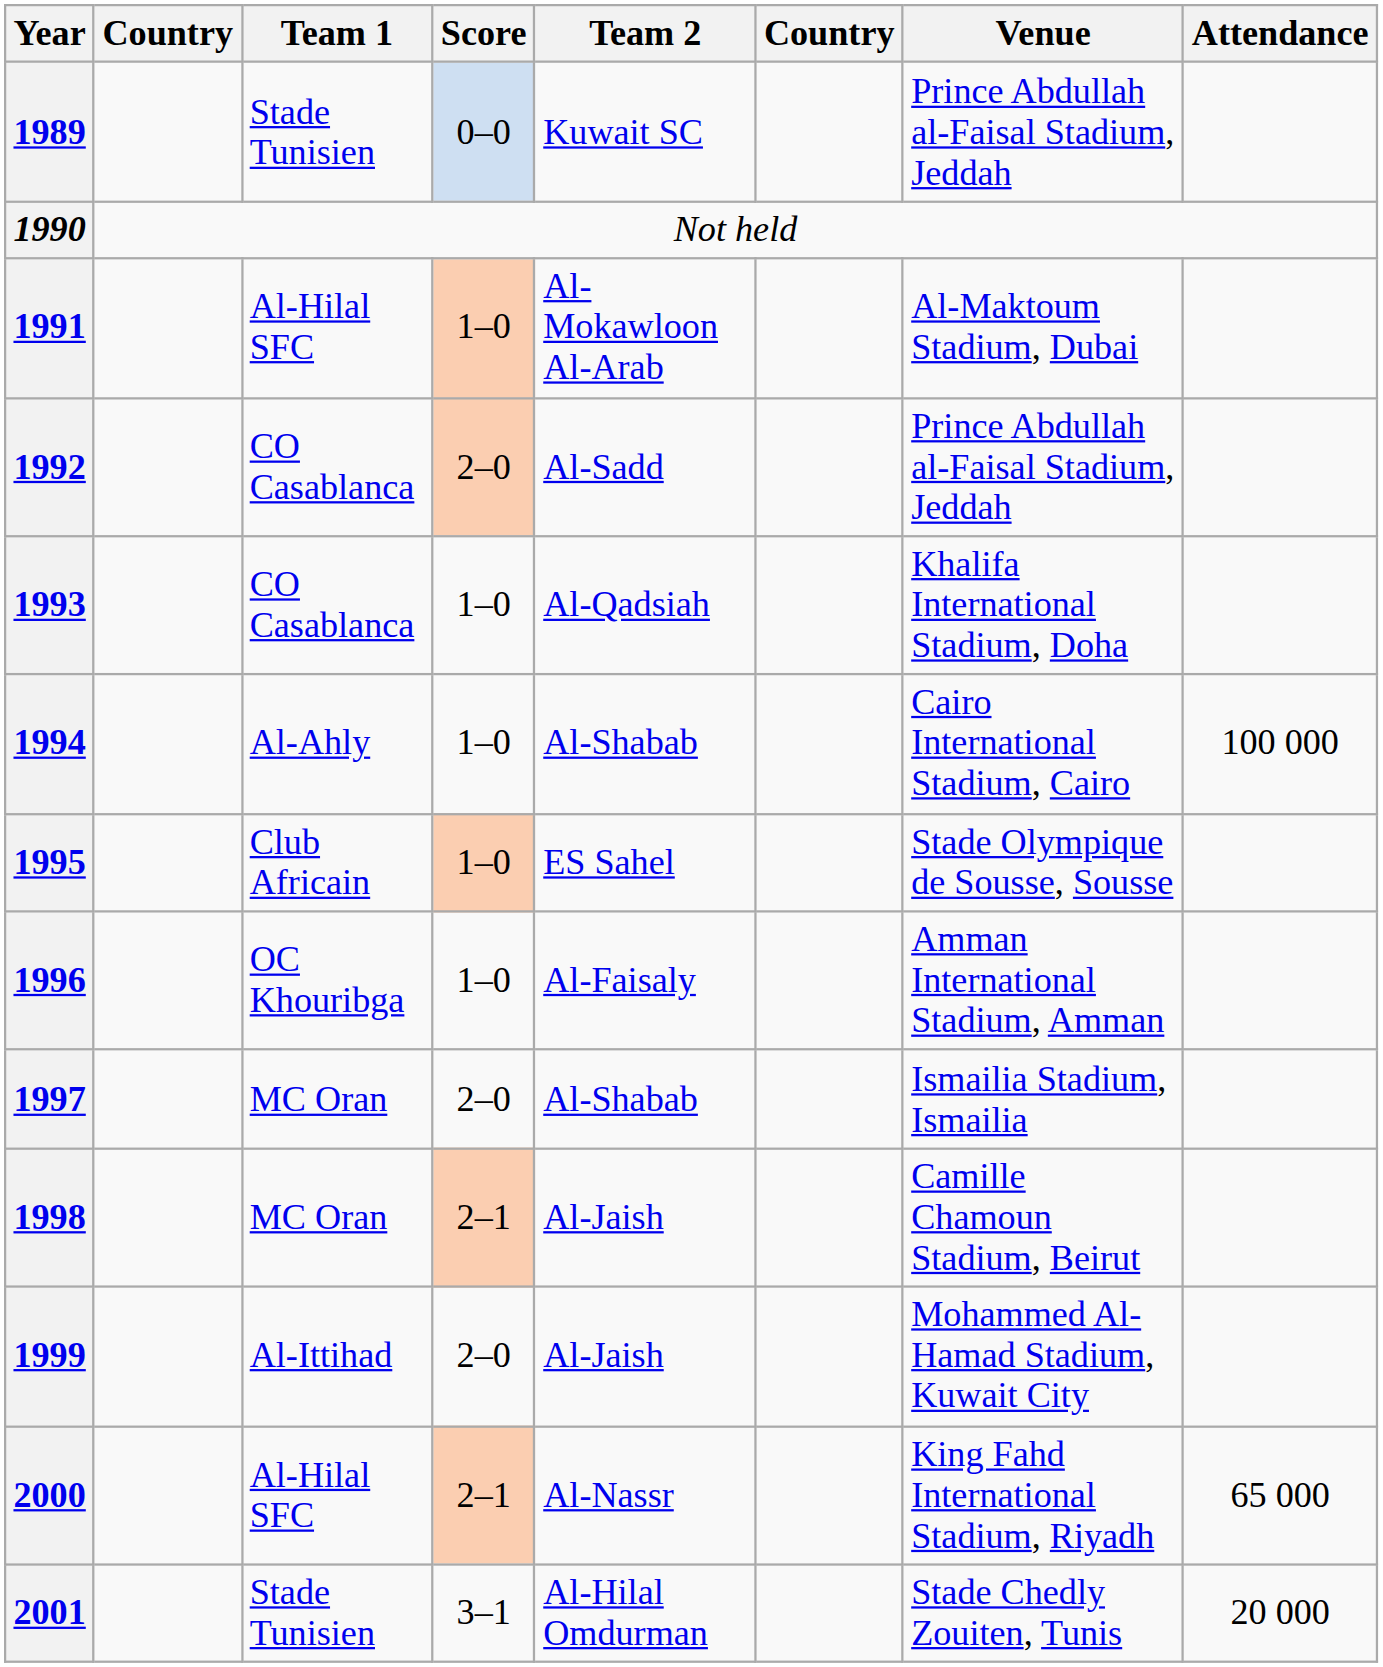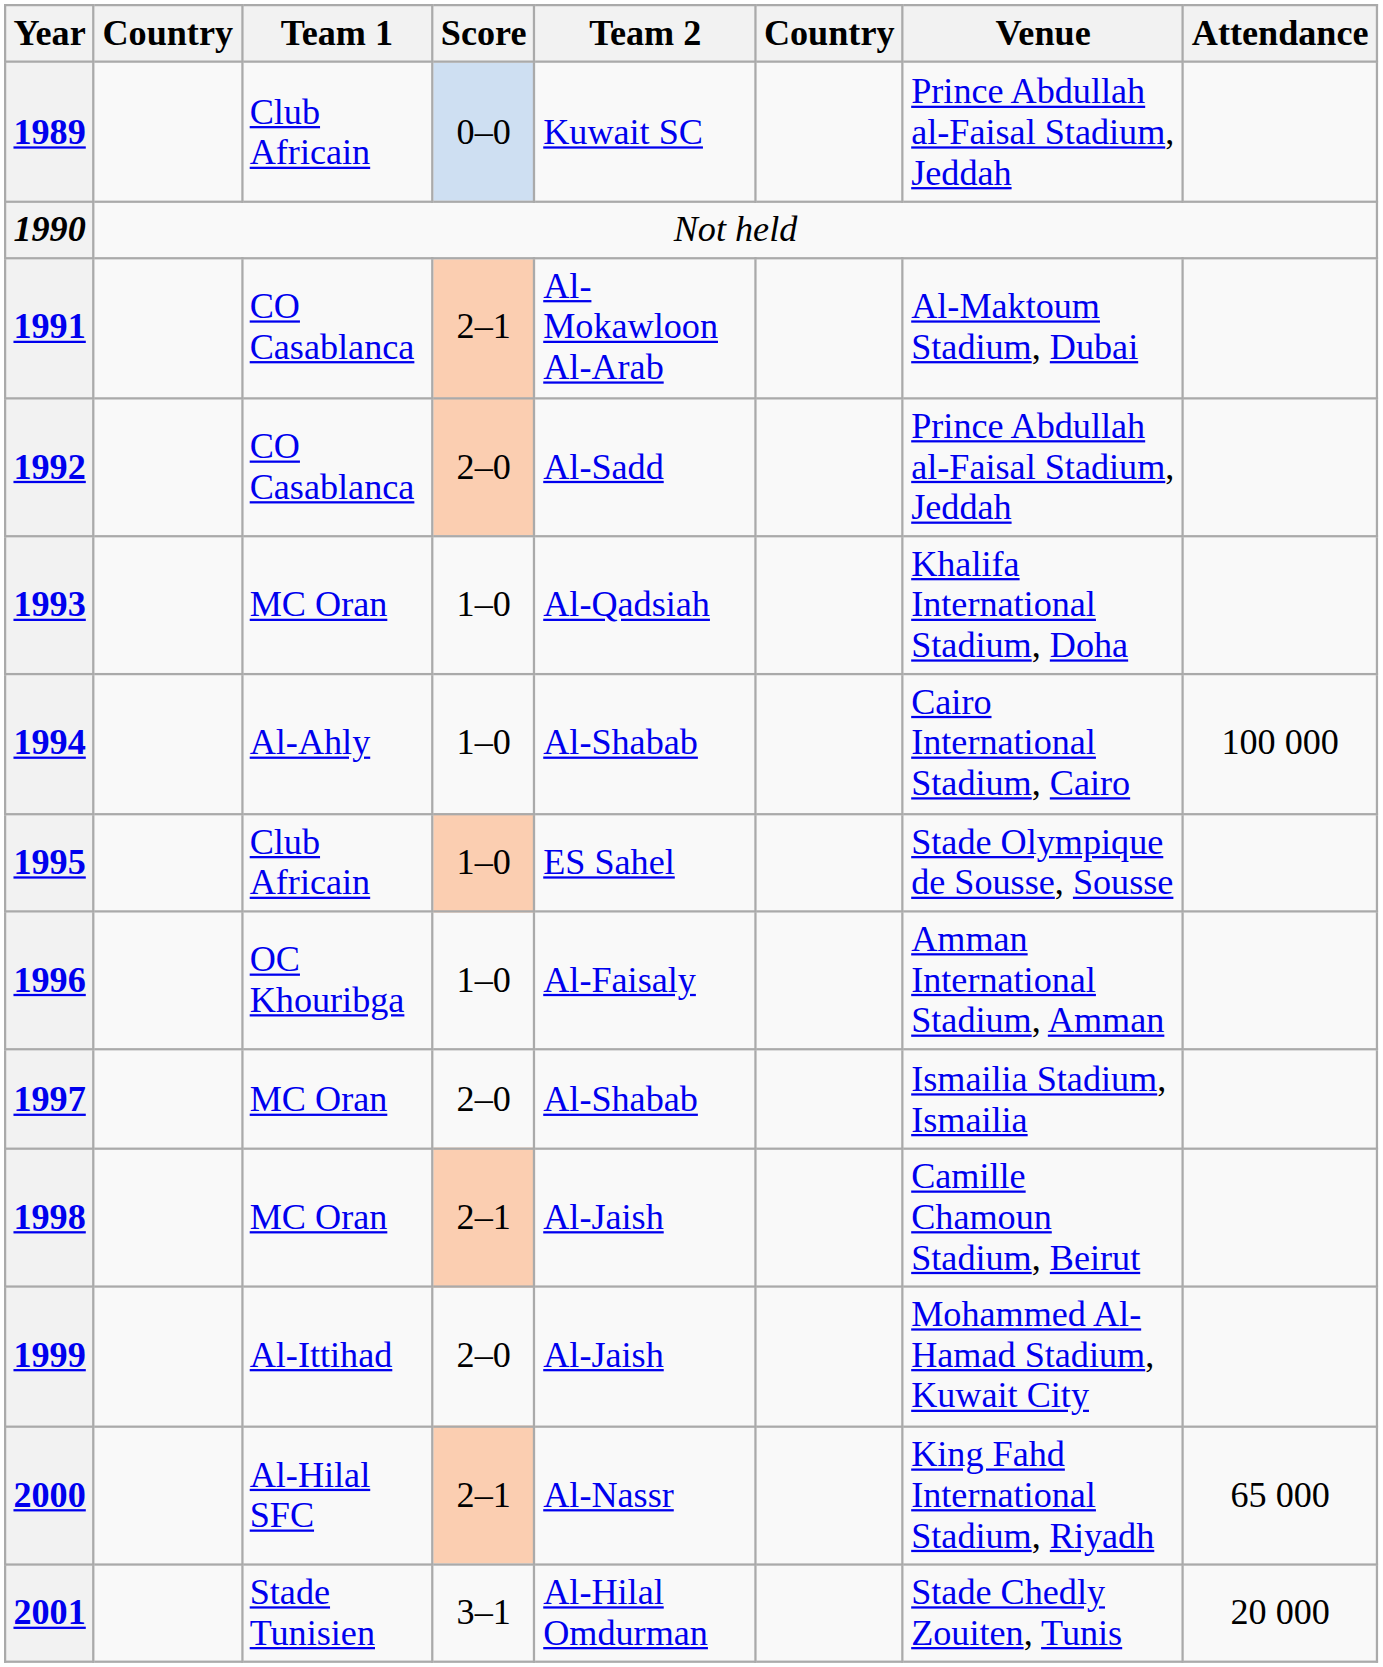(312, 131) Stade Tunisien -> (310, 131) Club Africain
(310, 327) Al-Hilal SFC -> (332, 327) CO Casablanca
(484, 327) 1–0 -> (484, 327) 2–1
(332, 604) CO Casablanca -> (319, 604) MC Oran
